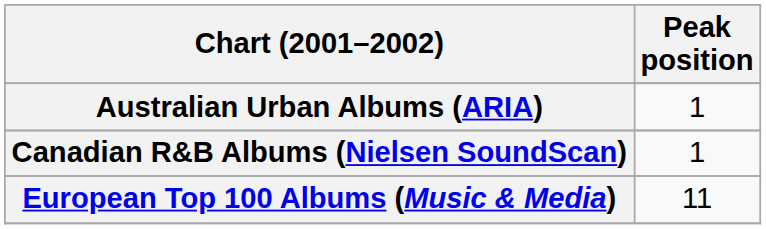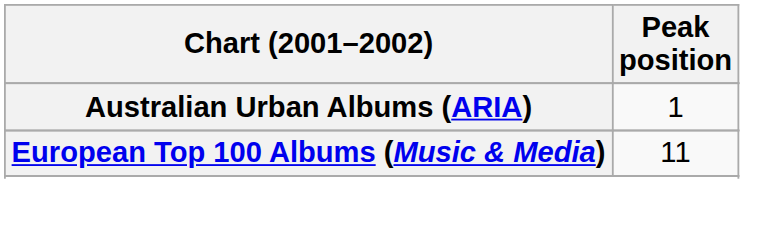- row: (319, 152)
